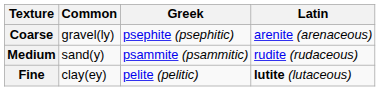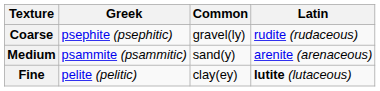columns swapped: (89, 14) <-> (186, 14)
(313, 34) arenite (arenaceous) -> (306, 34) rudite (rudaceous)
(306, 55) rudite (rudaceous) -> (313, 55) arenite (arenaceous)
